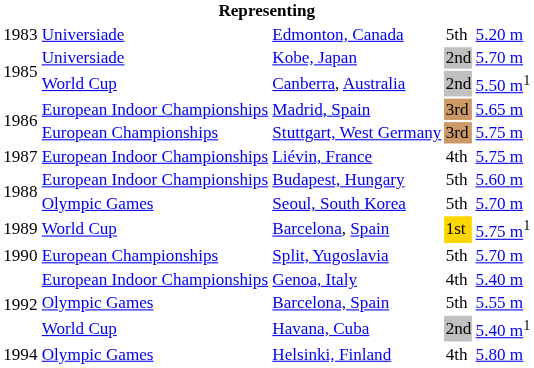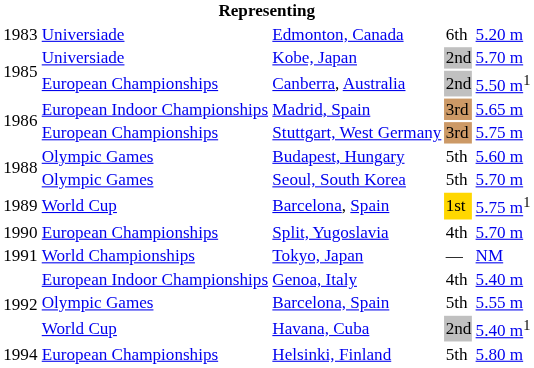(457, 34) 5th -> (457, 34) 6th
(79, 83) World Cup -> (130, 83) European Championships
- row: (20, 156)
(155, 180) European Indoor Championships -> (98, 156) Olympic Games
(457, 255) 5th -> (457, 231) 4th
+ row: (20, 255)
(98, 354) Olympic Games -> (130, 354) European Championships
(457, 354) 4th -> (457, 354) 5th
